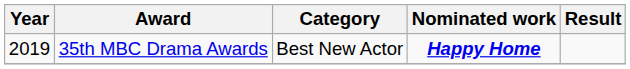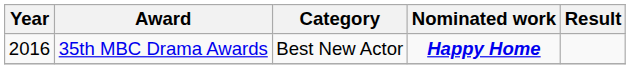(30, 48) 2019 -> (30, 48) 2016
